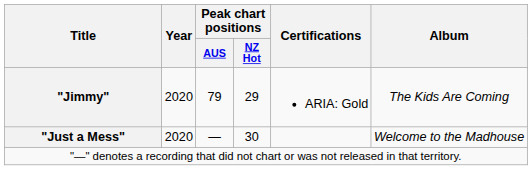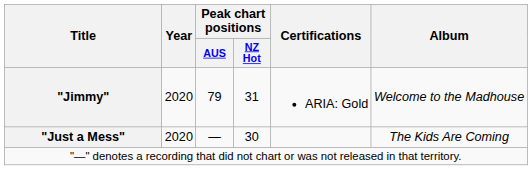(252, 97) 29 -> (252, 97) 31
(449, 97) The Kids Are Coming -> (449, 97) Welcome to the Madhouse
(449, 137) Welcome to the Madhouse -> (449, 137) The Kids Are Coming
